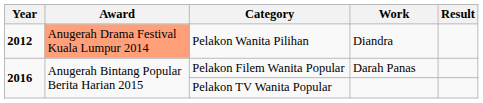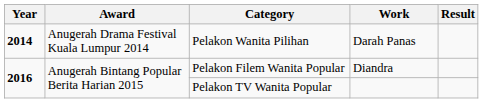(20, 41) 2012 -> (20, 41) 2014
(112, 41) lightsalmon background -> (112, 41) no background
(373, 41) Diandra -> (384, 41) Darah Panas
(384, 68) Darah Panas -> (373, 68) Diandra
